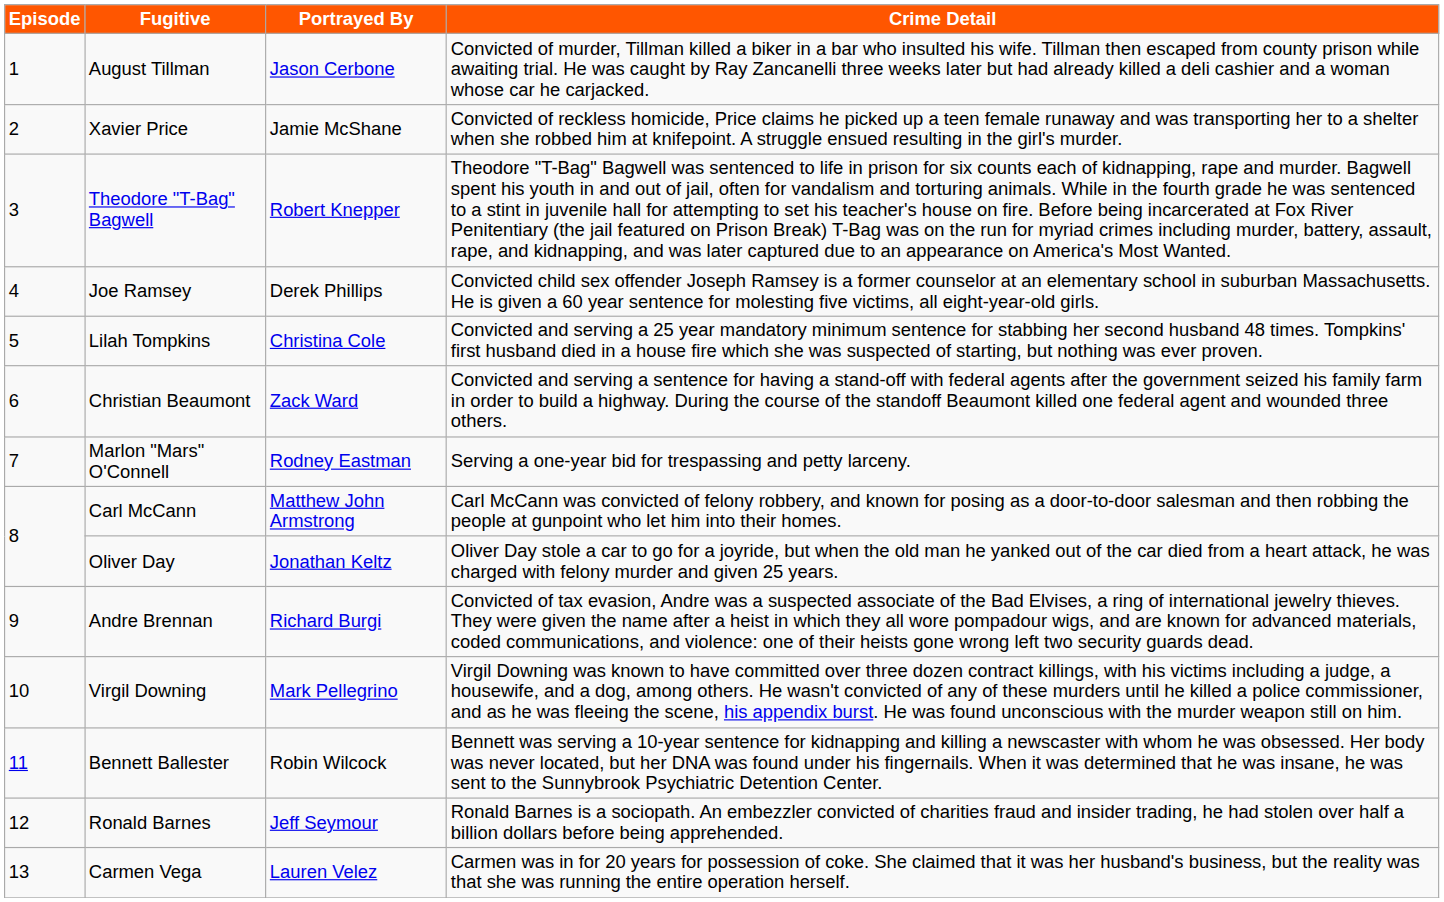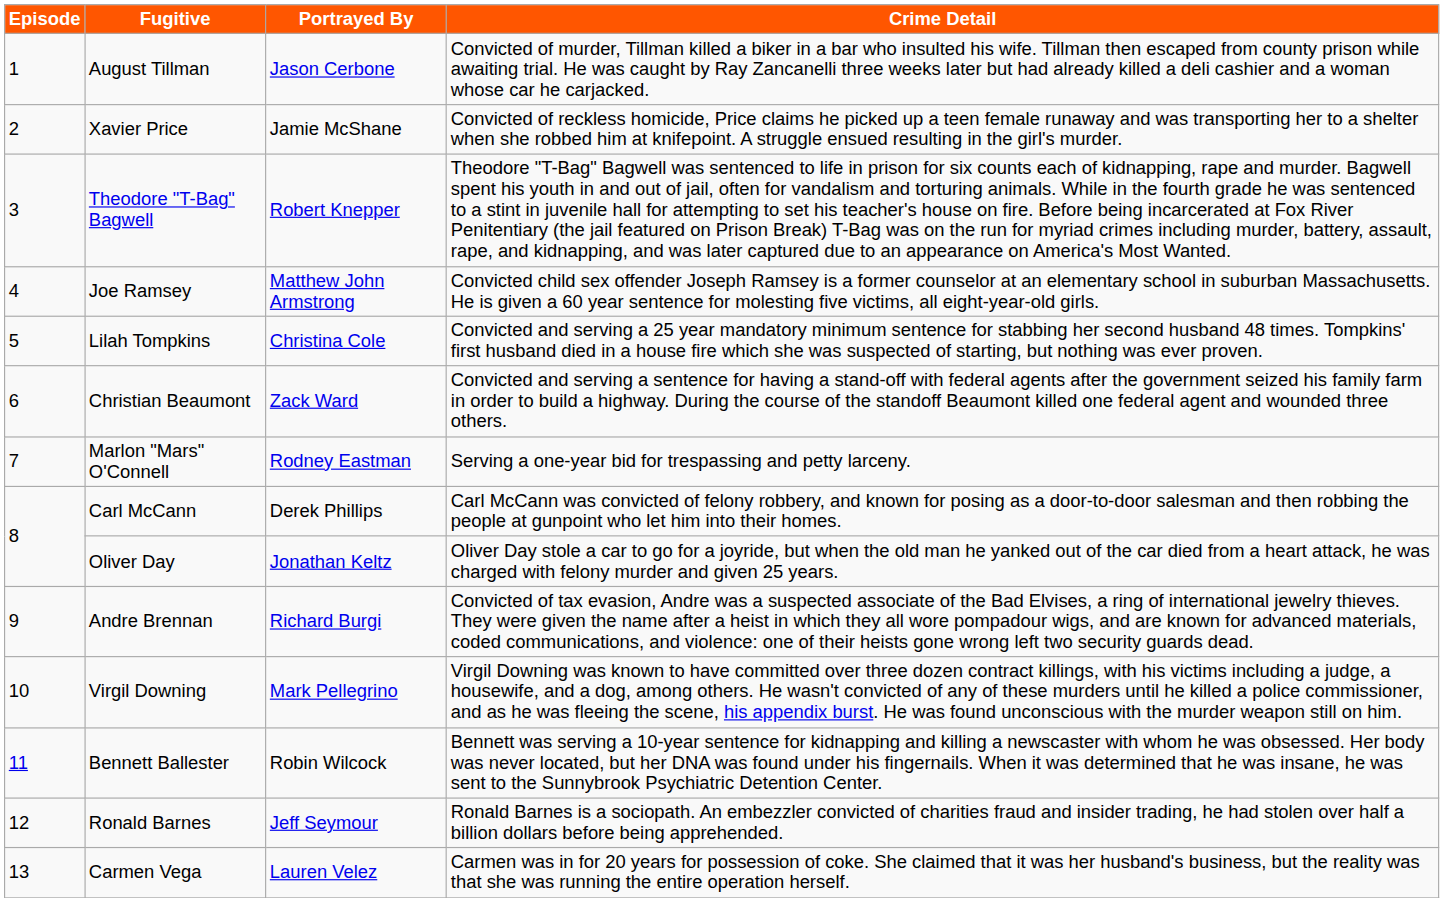(326, 291) Derek Phillips -> (327, 291) Matthew John Armstrong
(327, 511) Matthew John Armstrong -> (326, 511) Derek Phillips
